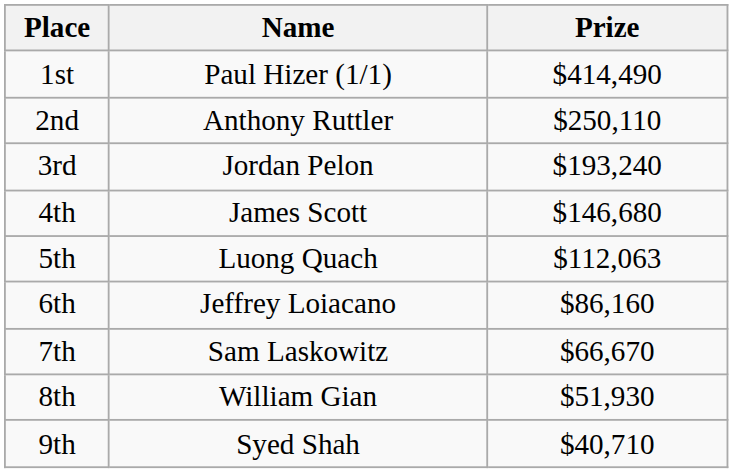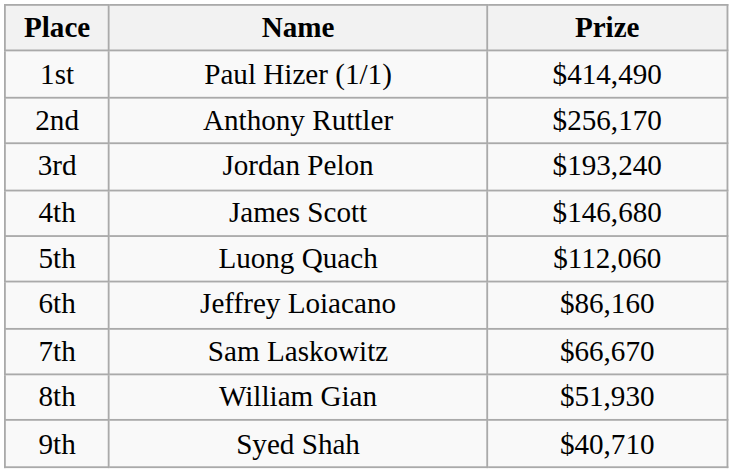(607, 119) $250,110 -> (607, 119) $256,170
(607, 258) $112,063 -> (607, 258) $112,060
